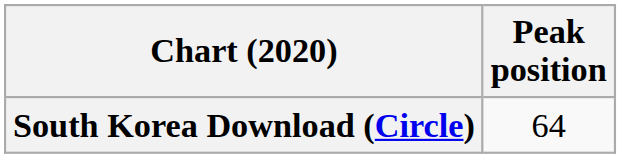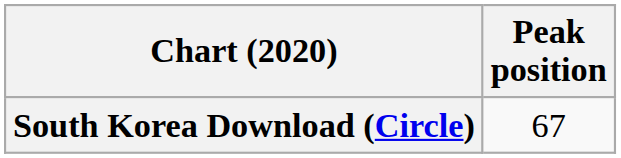(549, 124) 64 -> (549, 124) 67
